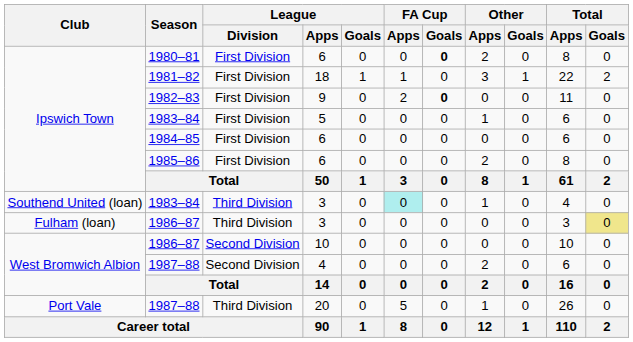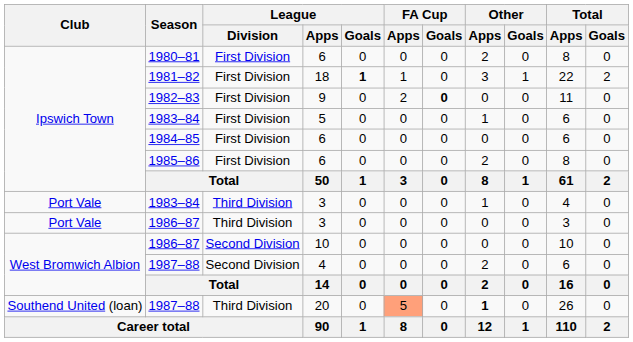(444, 56) bold -> (444, 56) normal
(363, 77) normal -> (363, 77) bold
(75, 202) Southend United (loan) -> (75, 202) Port Vale
(403, 202) paleturquoise background -> (403, 202) no background
(75, 222) Fulham (loan) -> (75, 222) Port Vale
(607, 222) khaki background -> (607, 222) no background
(75, 306) Port Vale -> (75, 306) Southend United (loan)
(403, 306) no background -> (403, 306) lightsalmon background
(485, 306) normal -> (485, 306) bold
